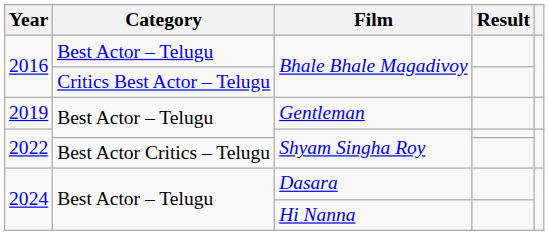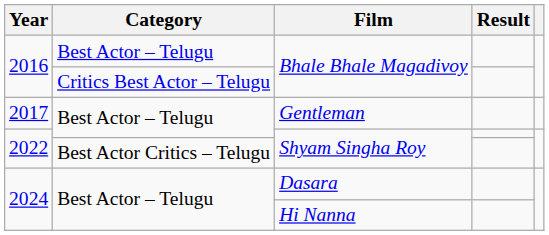(29, 112) 2019 -> (29, 112) 2017
